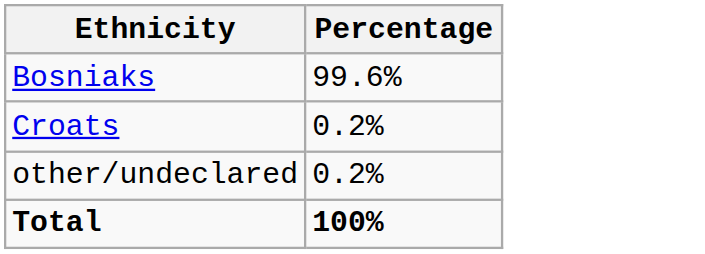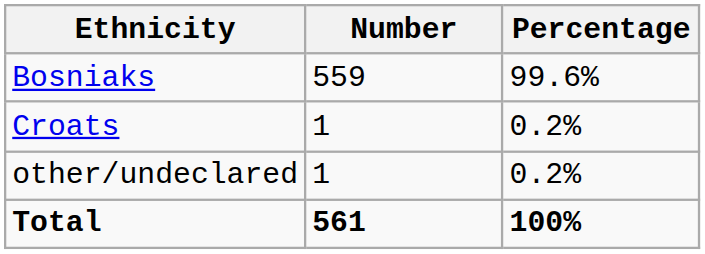+ column: (404, 29)
